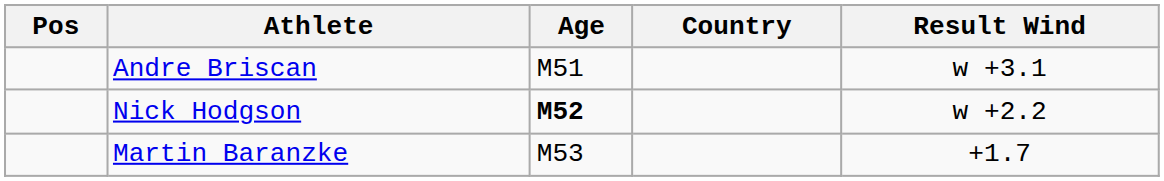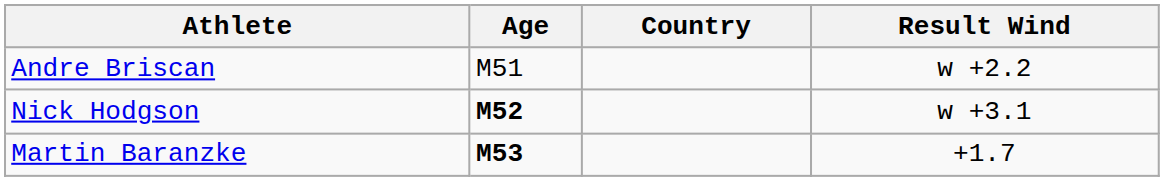- column: (56, 26)
(1000, 69) w +3.1 -> (984, 69) w +2.2
(1000, 111) w +2.2 -> (984, 111) w +3.1
(560, 154) normal -> (500, 154) bold
